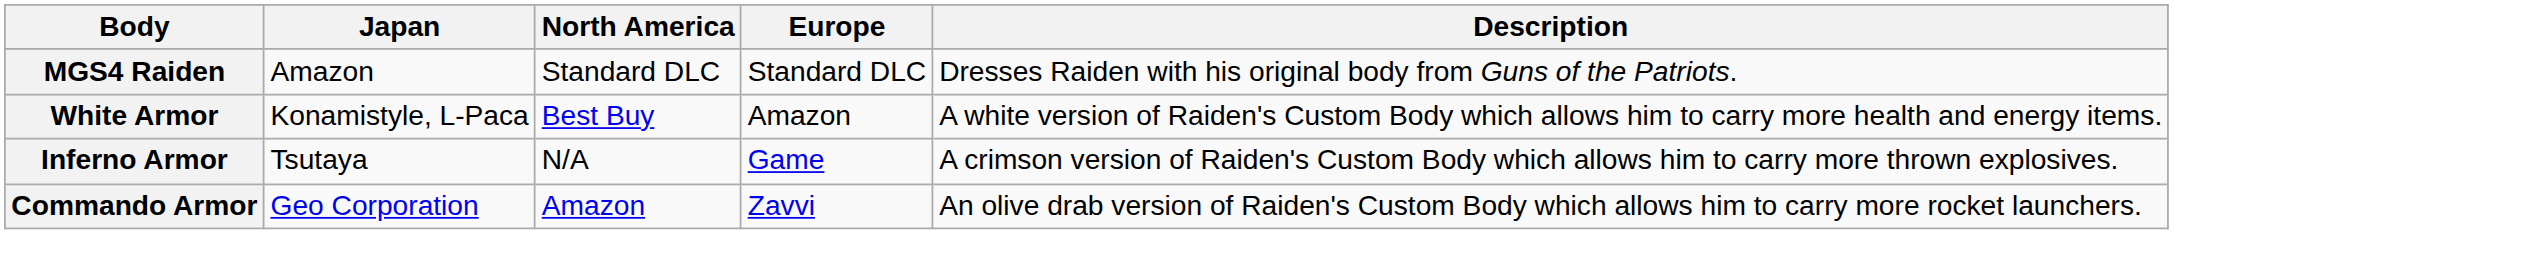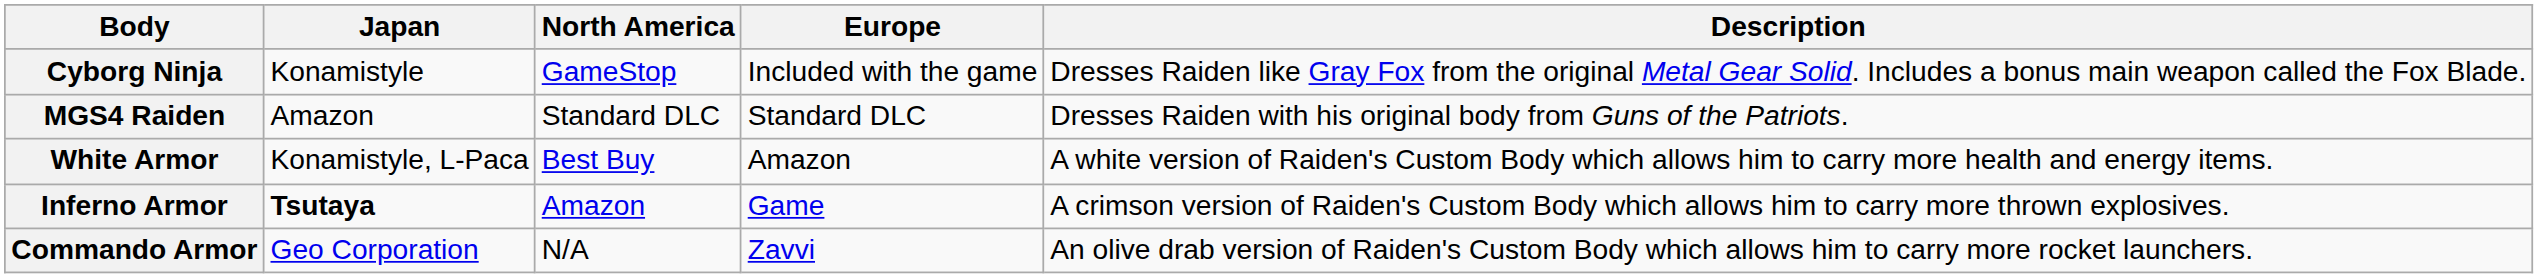+ row: (134, 71)
(319, 160) normal -> (323, 205) bold
(565, 160) N/A -> (593, 205) Amazon
(593, 205) Amazon -> (565, 250) N/A
